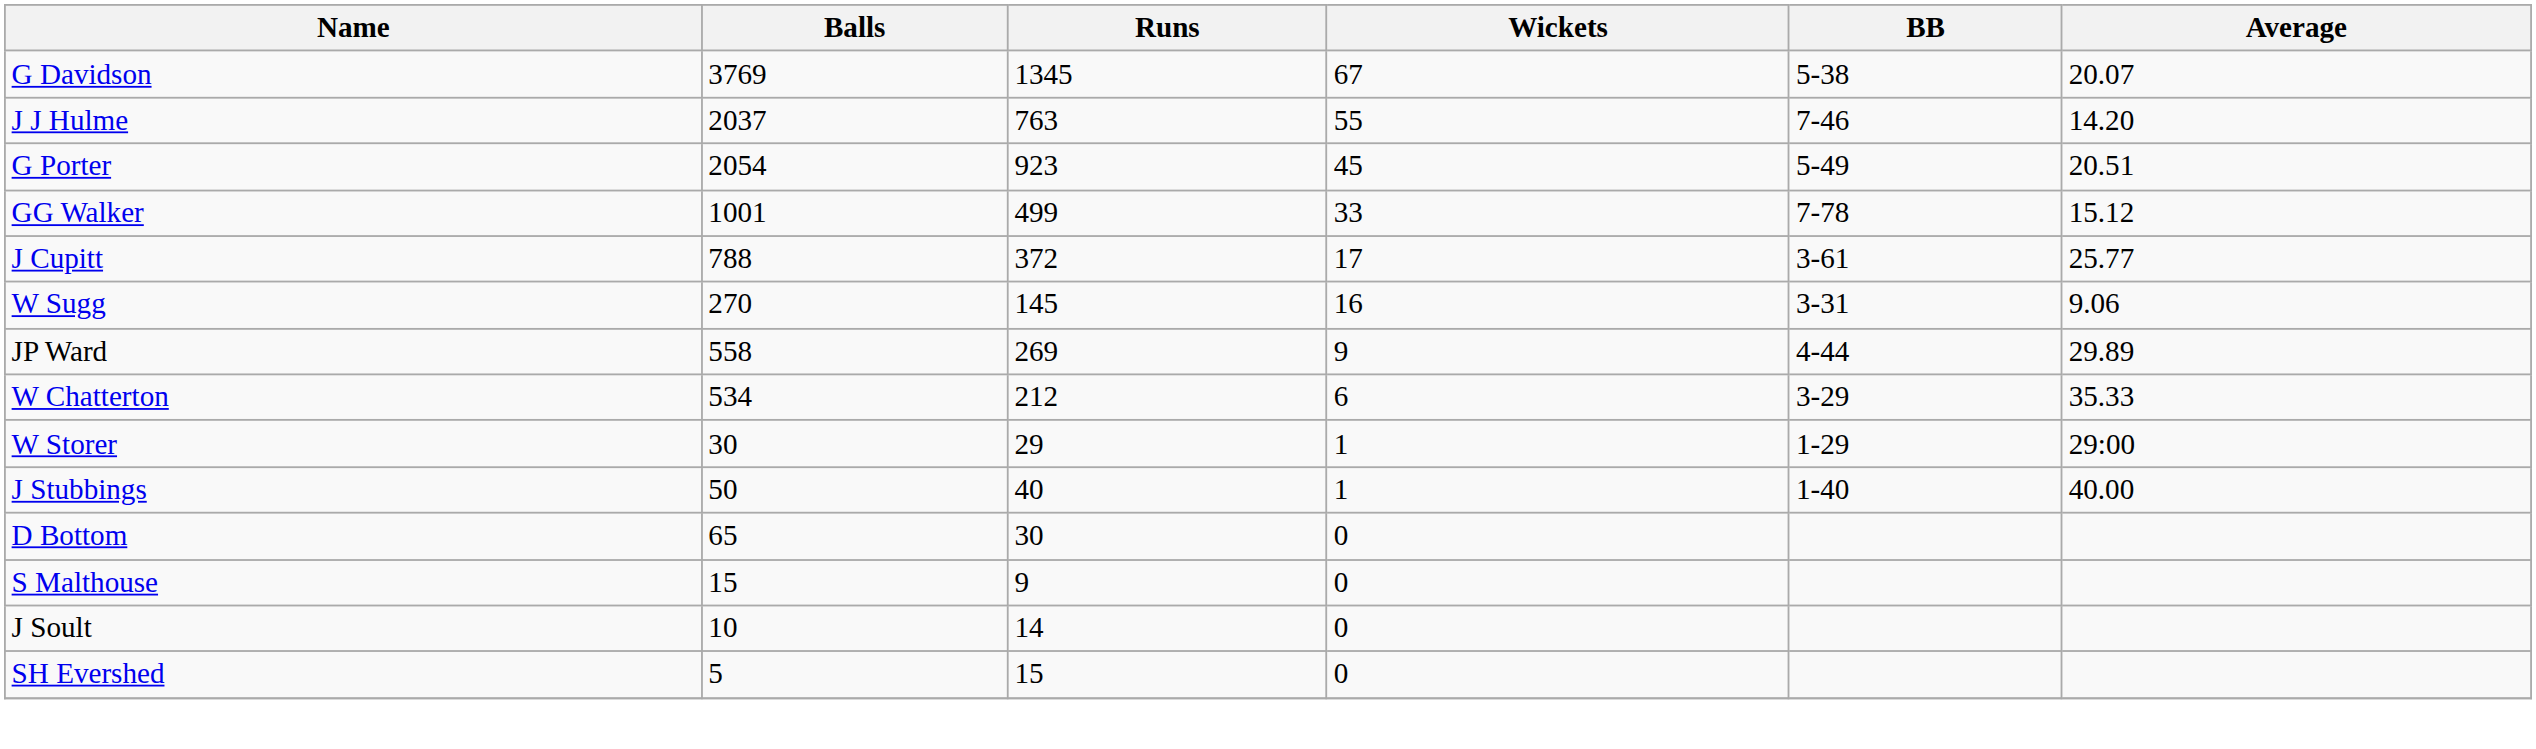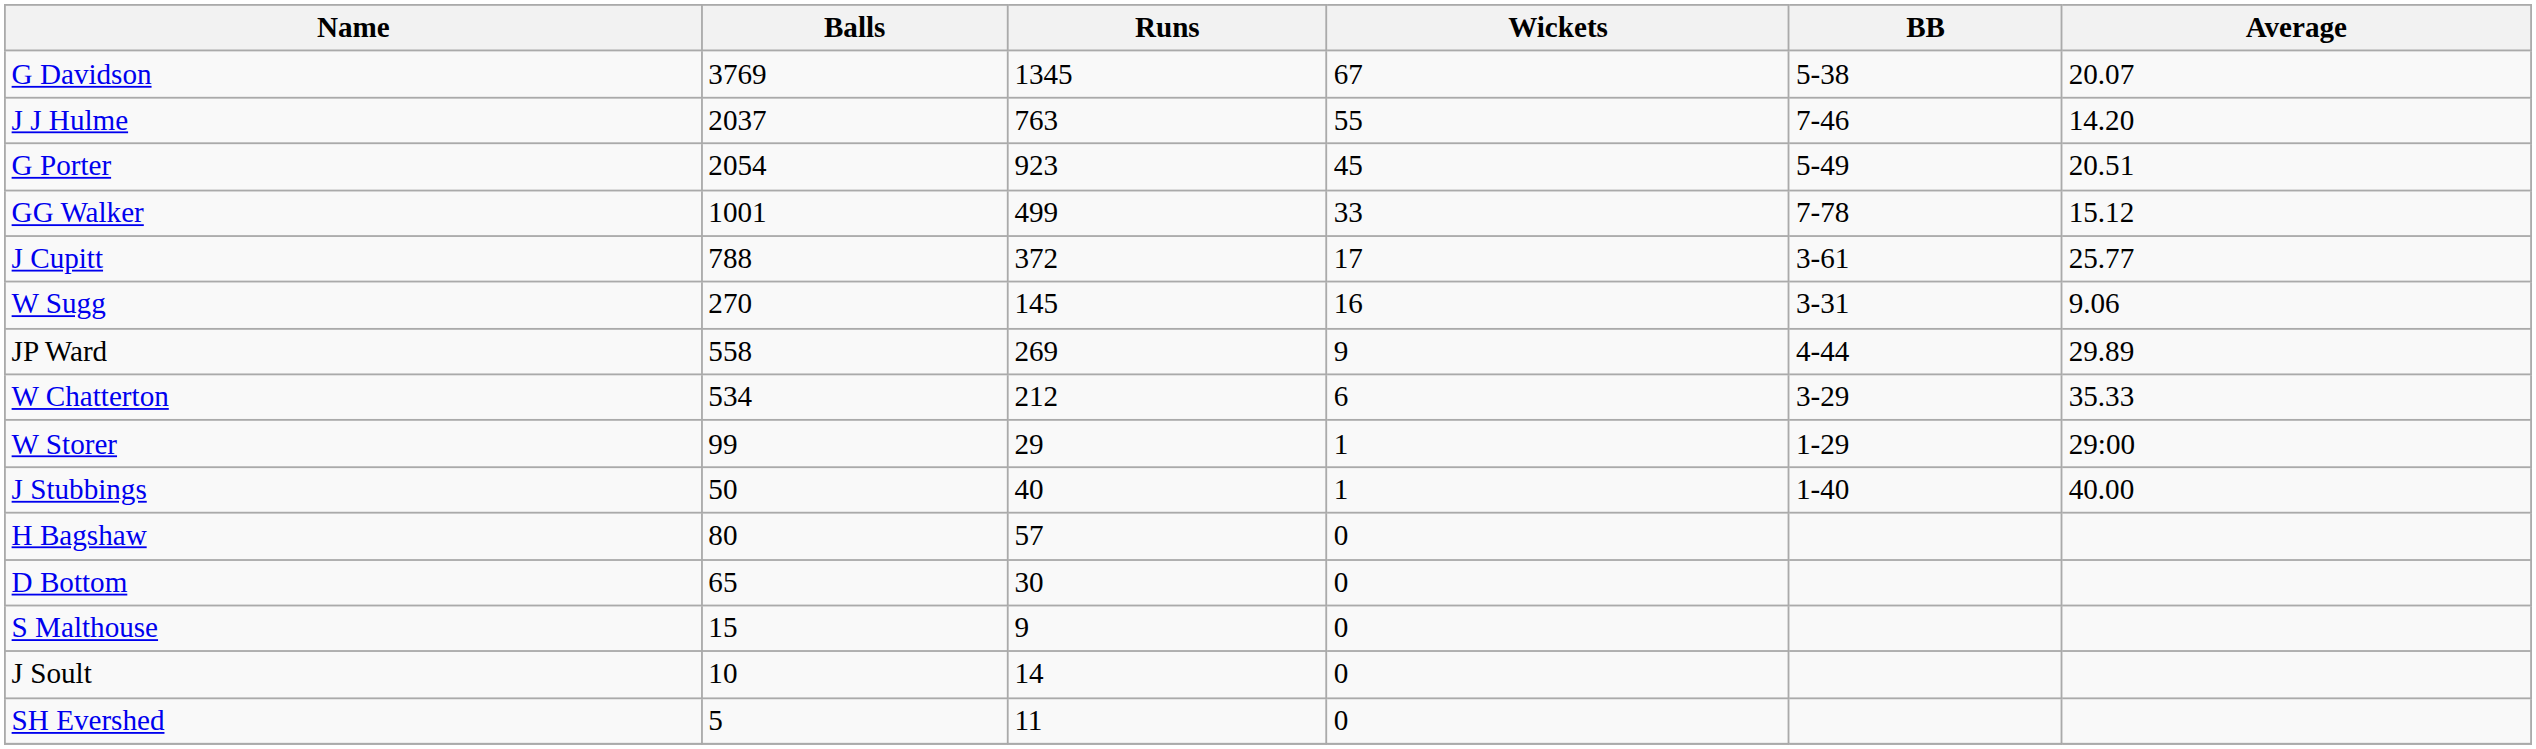(723, 443) 30 -> (723, 443) 99
+ row: (79, 535)
(1029, 674) 15 -> (1028, 720) 11
